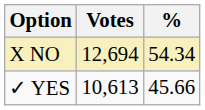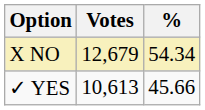(110, 53) 12,694 -> (110, 53) 12,679
